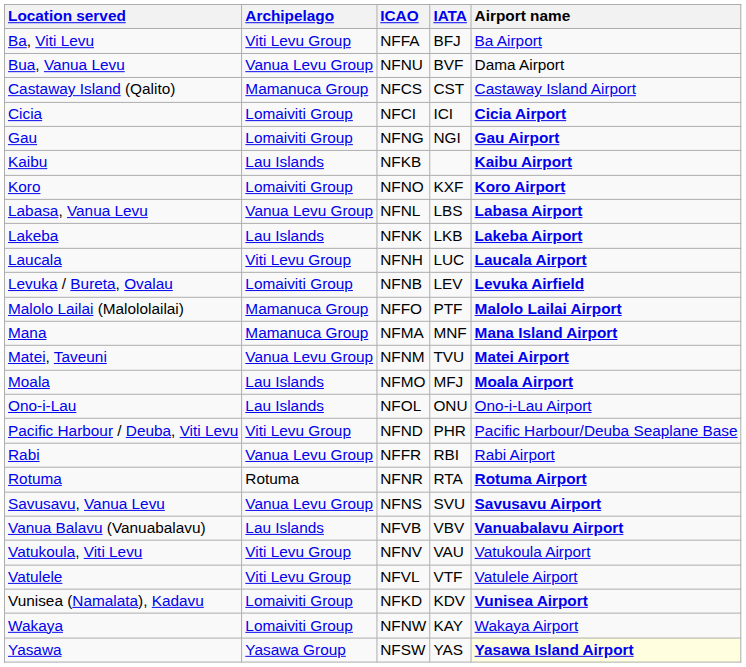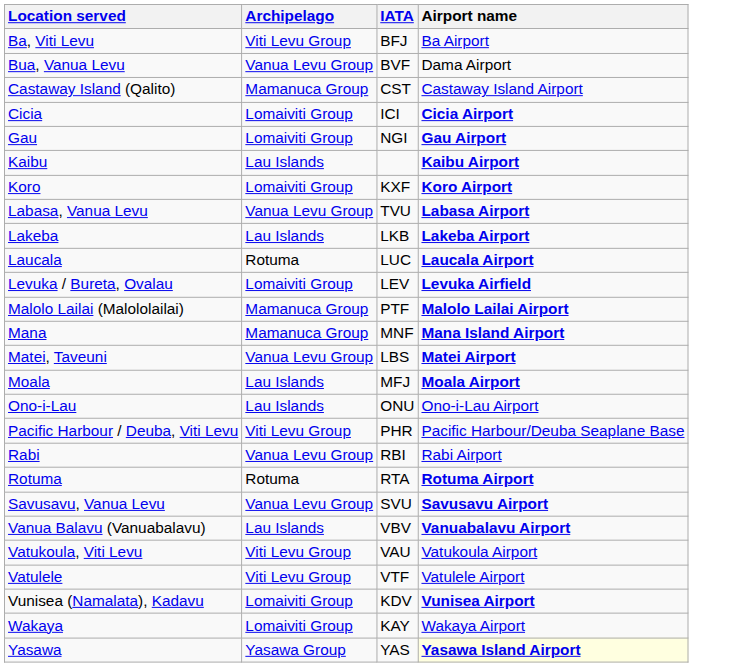- column: (399, 16)
(448, 211) LBS -> (396, 211) TVU
(298, 260) Viti Levu Group -> (272, 260) Rotuma
(449, 357) TVU -> (395, 357) LBS
